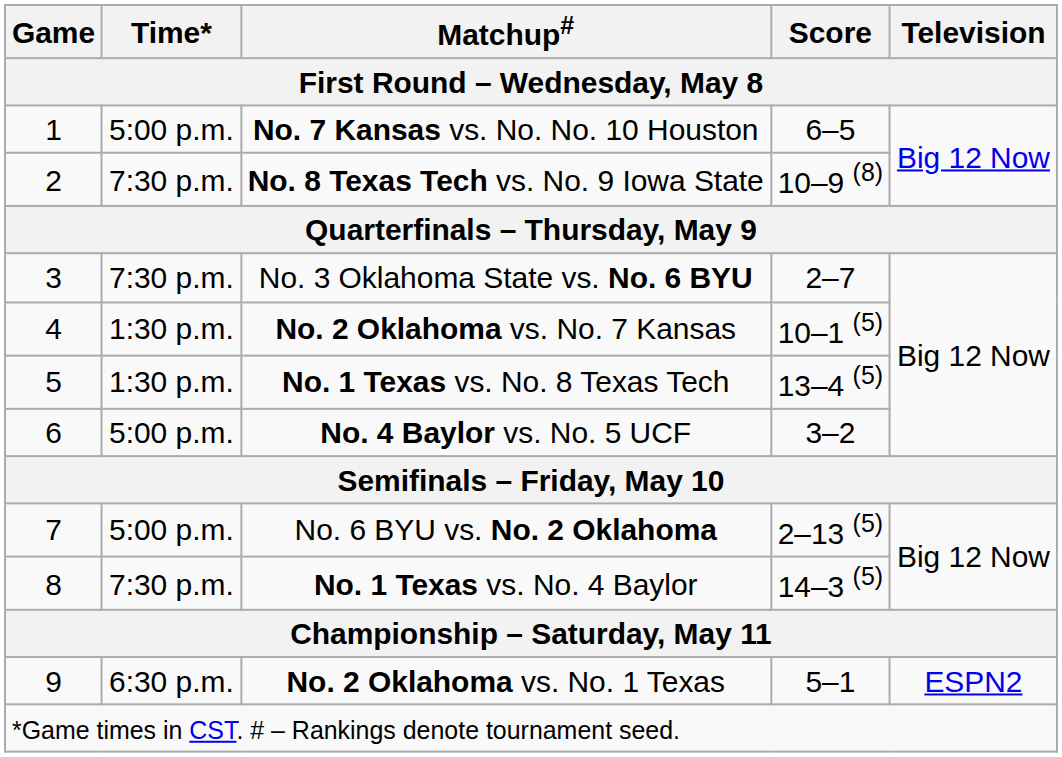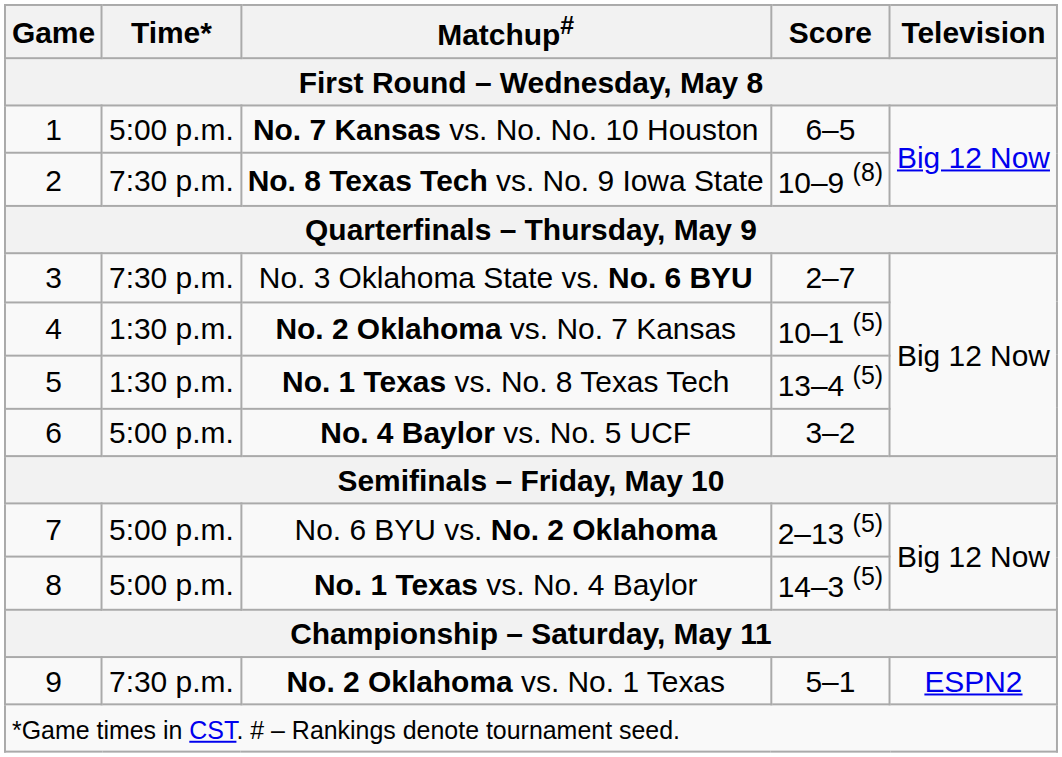(171, 583) 7:30 p.m. -> (171, 583) 5:00 p.m.
(171, 681) 6:30 p.m. -> (171, 681) 7:30 p.m.
